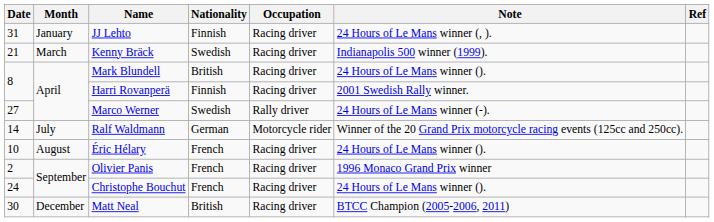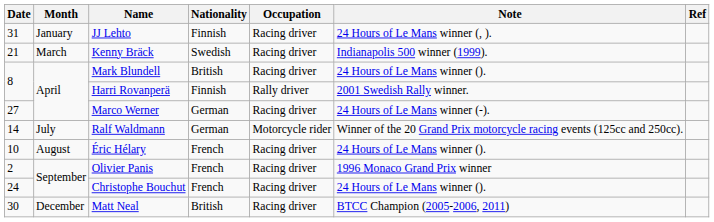(284, 90) Racing driver -> (281, 90) Rally driver
(211, 110) Swedish -> (210, 110) German
(281, 110) Rally driver -> (284, 110) Racing driver
